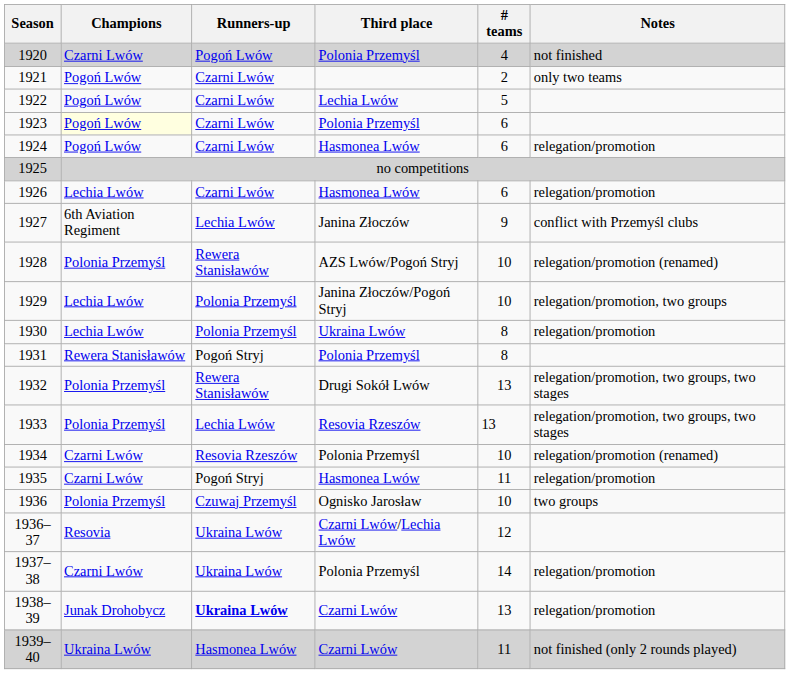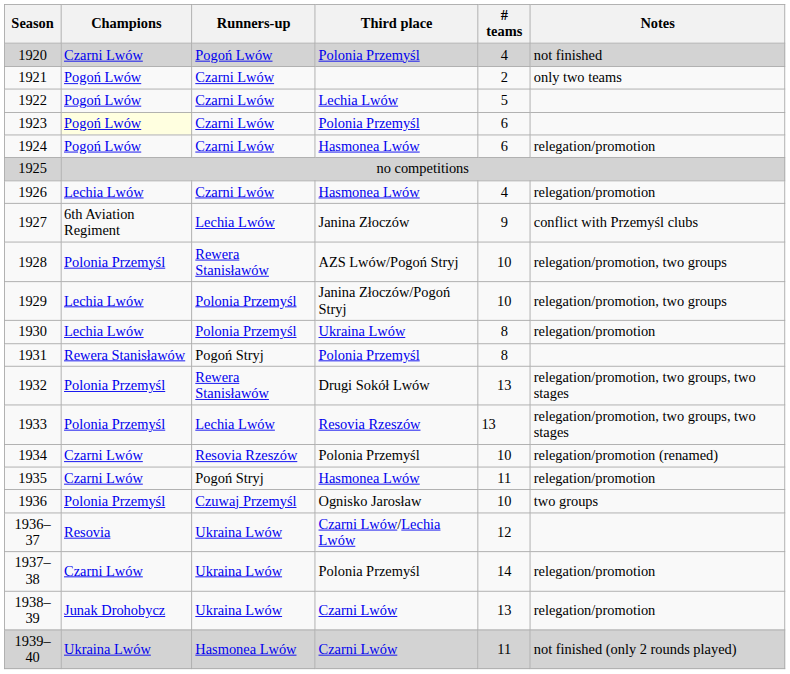(504, 191) 6 -> (504, 191) 4
(626, 261) relegation/promotion (renamed) -> (630, 261) relegation/promotion, two groups
(242, 610) bold -> (239, 610) normal
